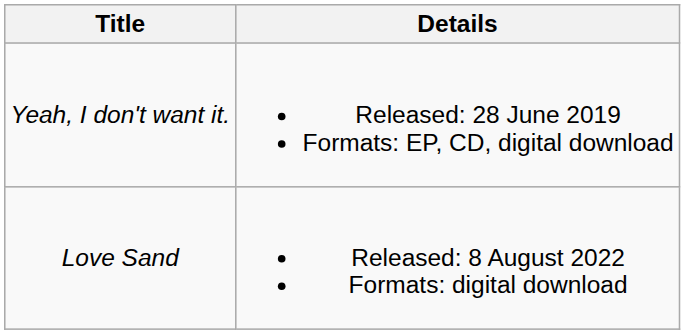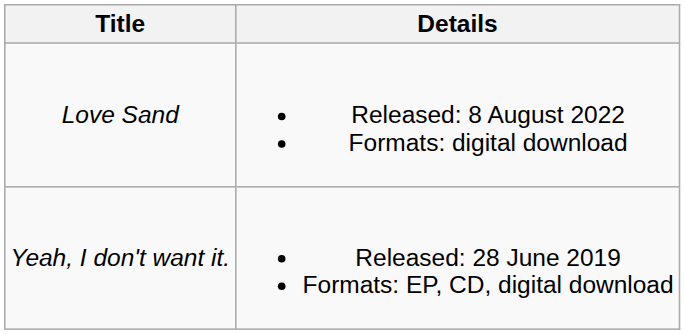rows swapped: (120, 114) <-> (120, 257)
